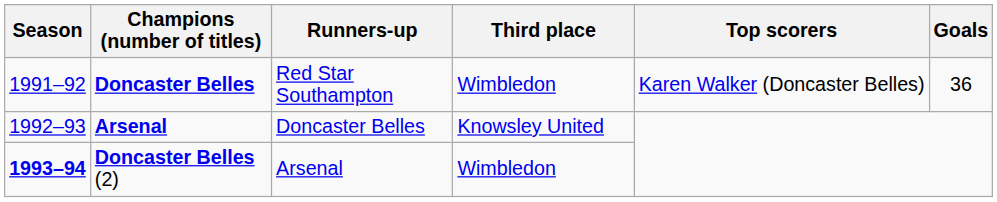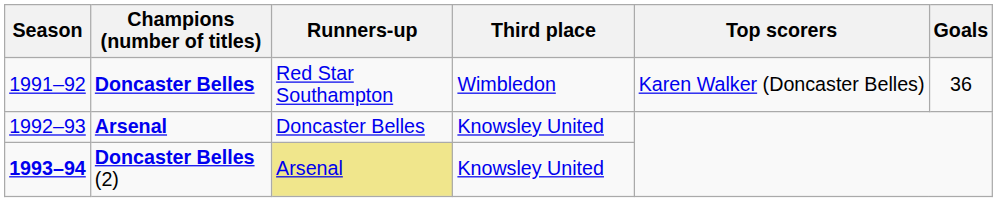(309, 169) no background -> (309, 169) khaki background
(507, 169) Wimbledon -> (531, 169) Knowsley United
